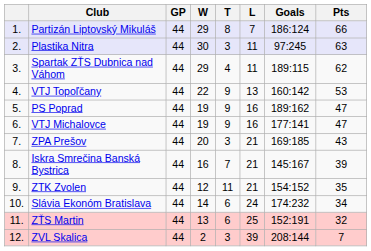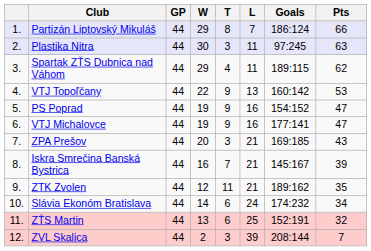(290, 108) 189:162 -> (290, 108) 154:152
(290, 187) 154:152 -> (290, 187) 189:162
